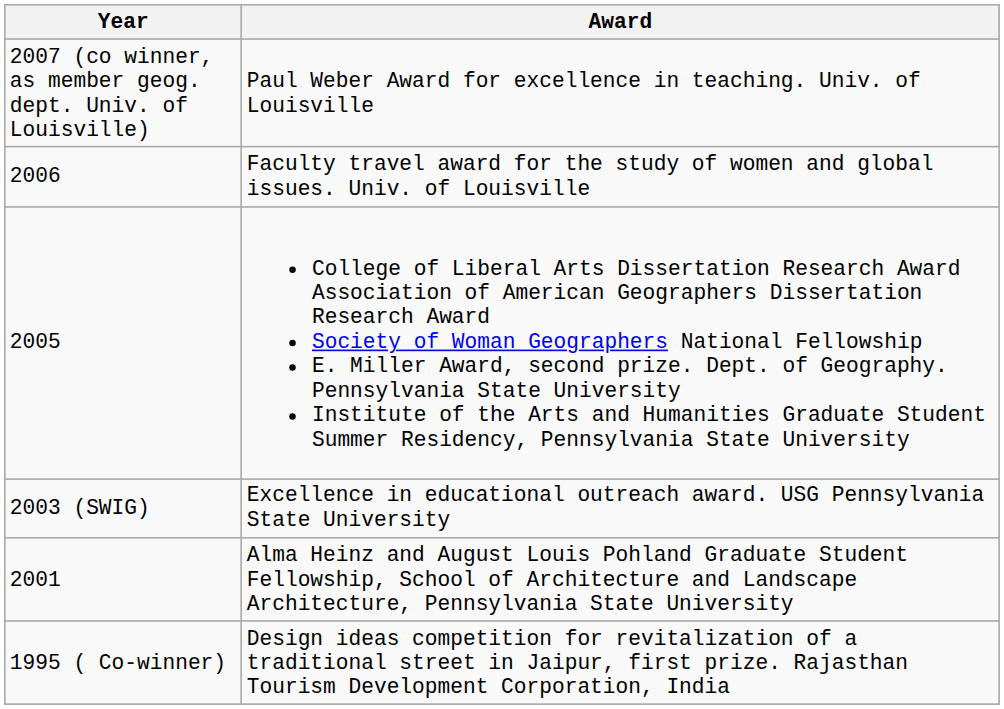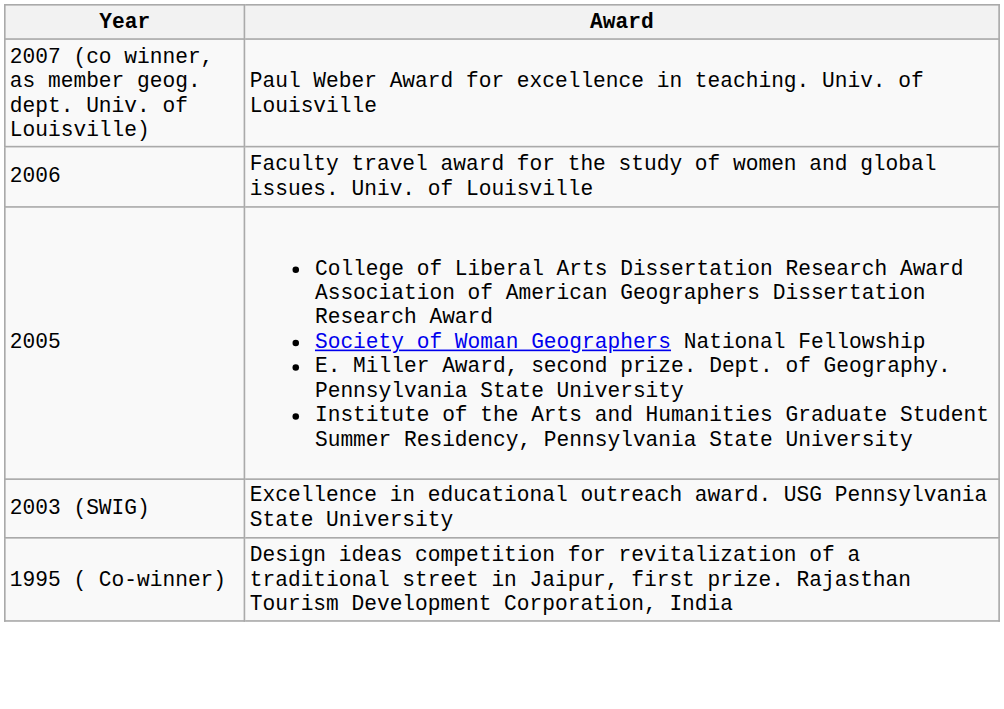- row: (35, 579)
